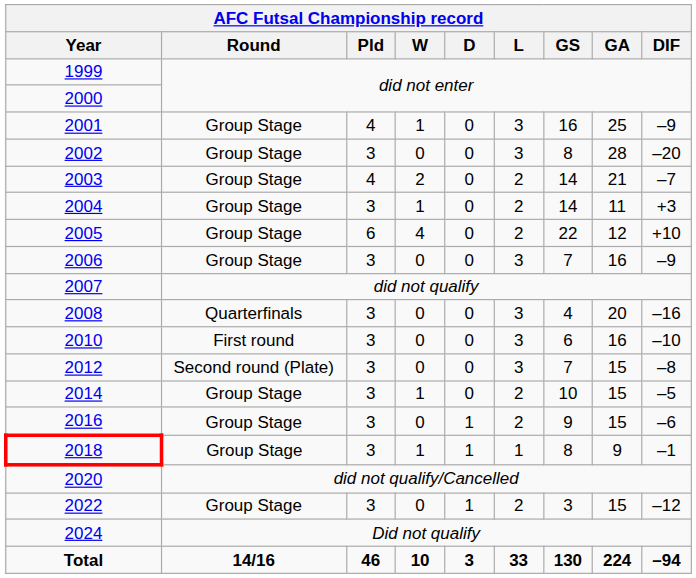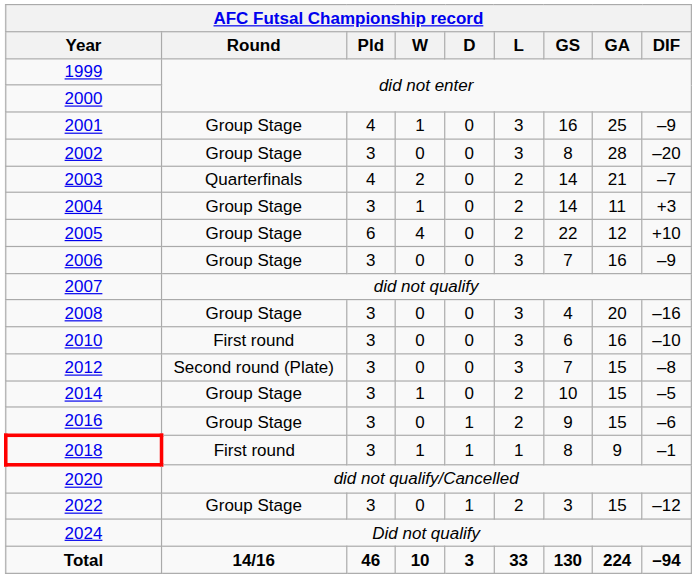(254, 179) Group Stage -> (254, 179) Quarterfinals
(254, 314) Quarterfinals -> (254, 314) Group Stage
(254, 450) Group Stage -> (254, 450) First round
